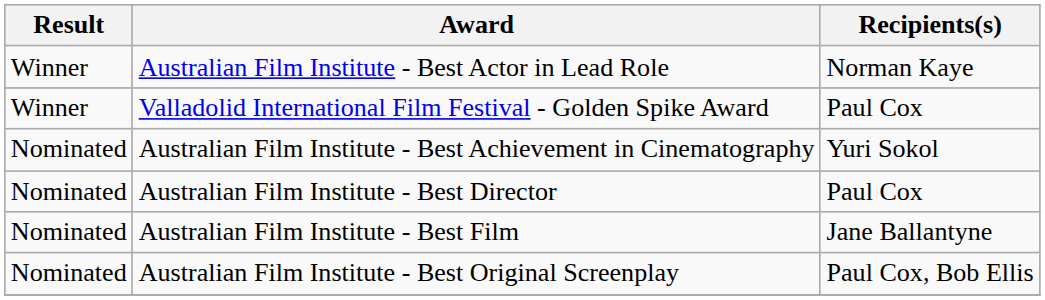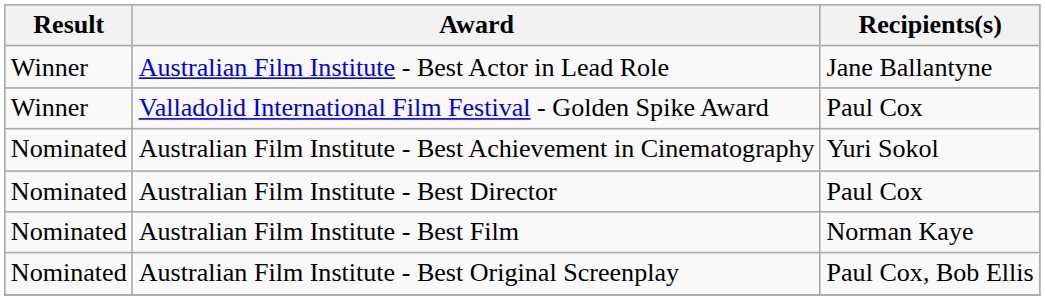(900, 66) Norman Kaye -> (909, 66) Jane Ballantyne
(909, 231) Jane Ballantyne -> (900, 231) Norman Kaye
